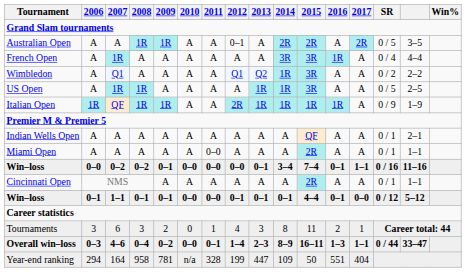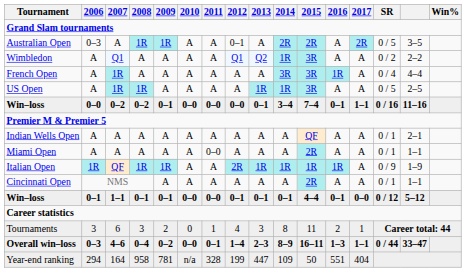(94, 43) A -> (94, 43) 0–3
rows swapped: (32, 58) <-> (29, 74)
rows swapped: (25, 167) <-> (31, 105)
